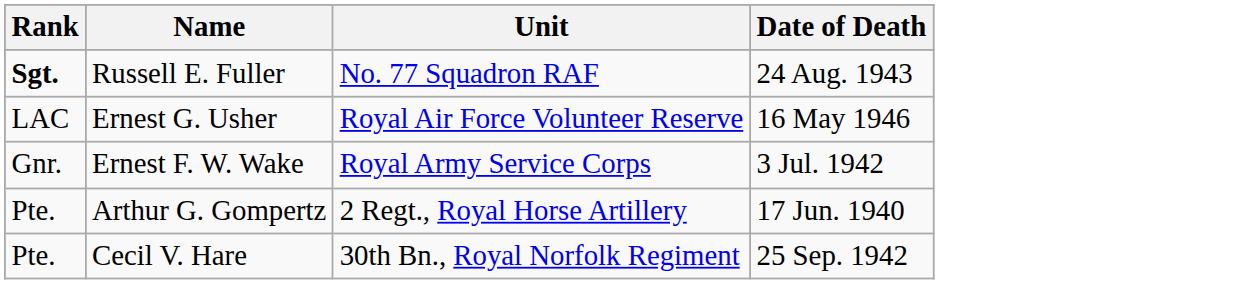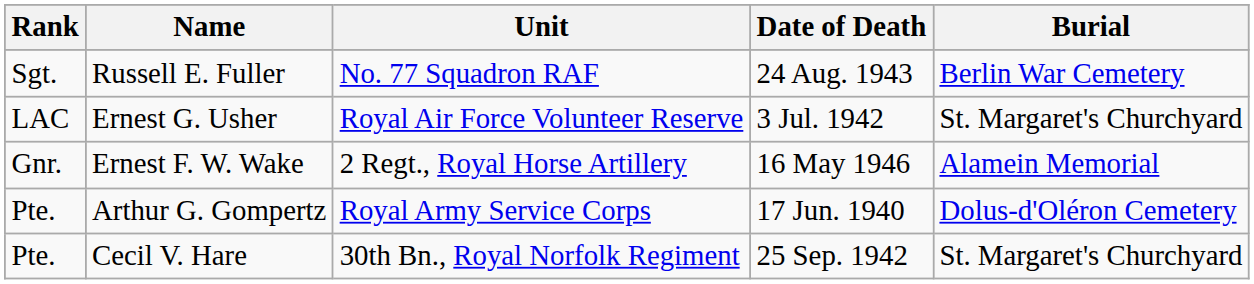+ column: (1091, 27)
(35, 73) bold -> (34, 73) normal
(833, 118) 16 May 1946 -> (820, 118) 3 Jul. 1942
(495, 164) Royal Army Service Corps -> (513, 164) 2 Regt., Royal Horse Artillery
(820, 164) 3 Jul. 1942 -> (833, 164) 16 May 1946
(513, 210) 2 Regt., Royal Horse Artillery -> (495, 210) Royal Army Service Corps
